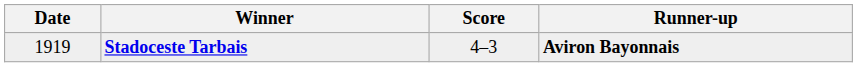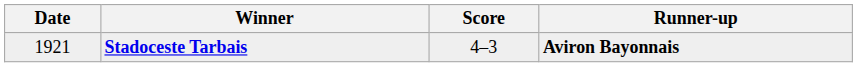(52, 47) 1919 -> (52, 47) 1921
